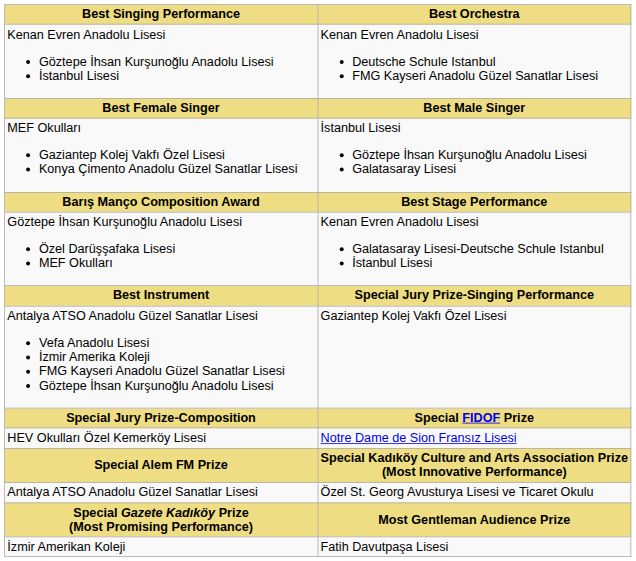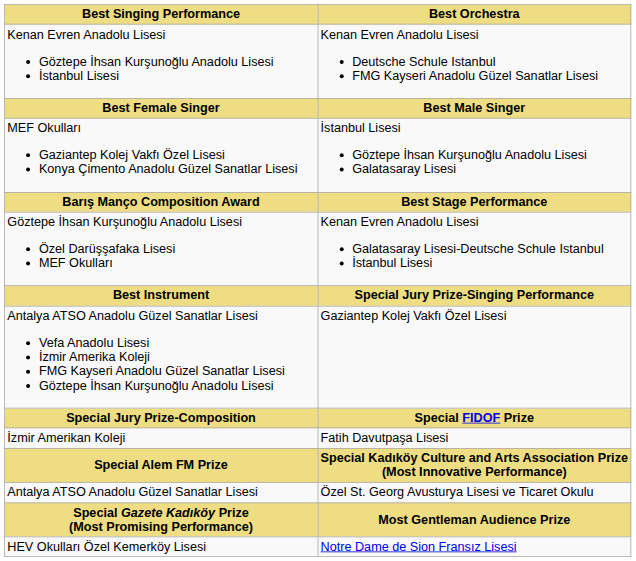rows swapped: (66, 546) <-> (107, 438)
